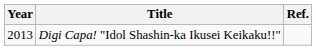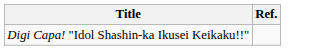- column: (20, 14)
